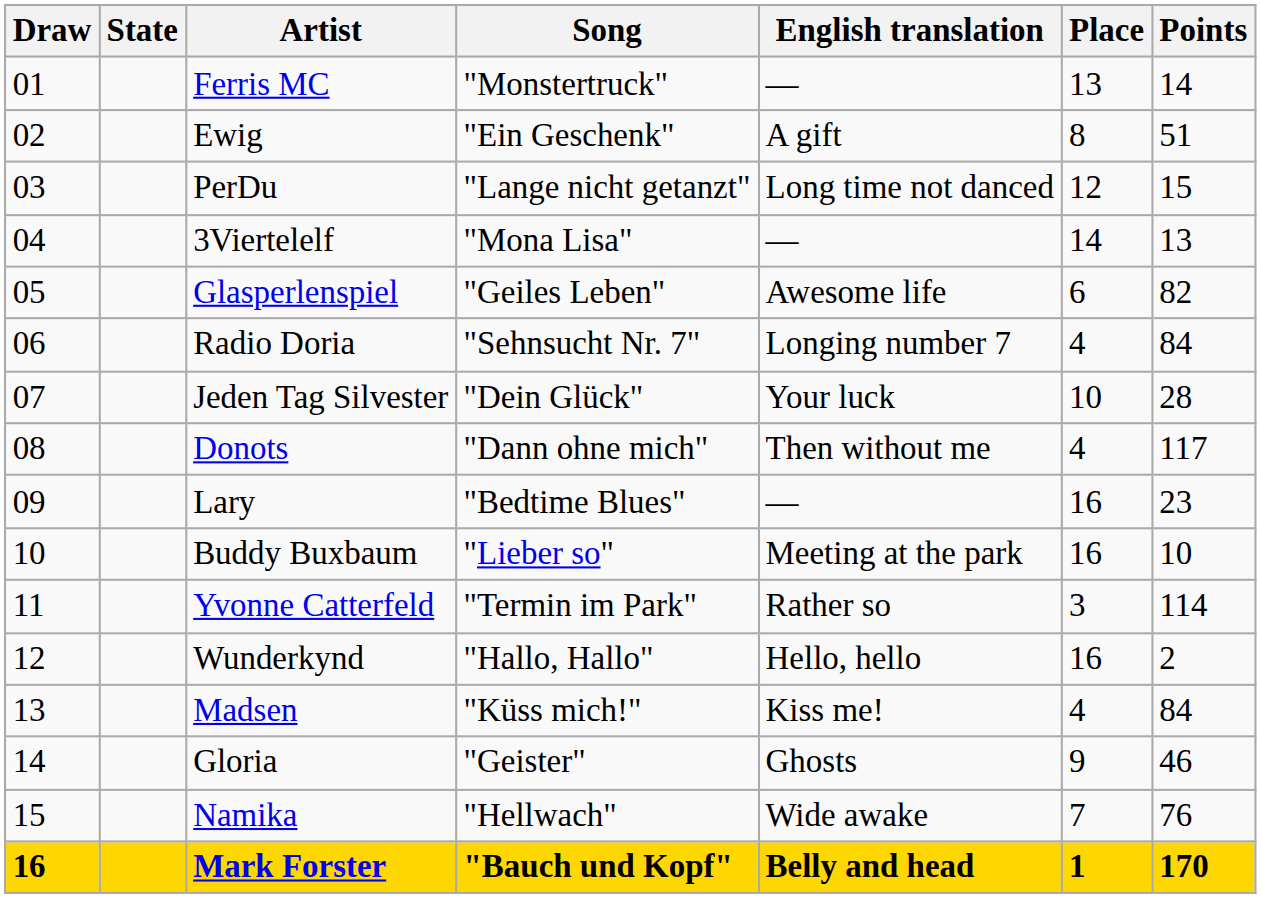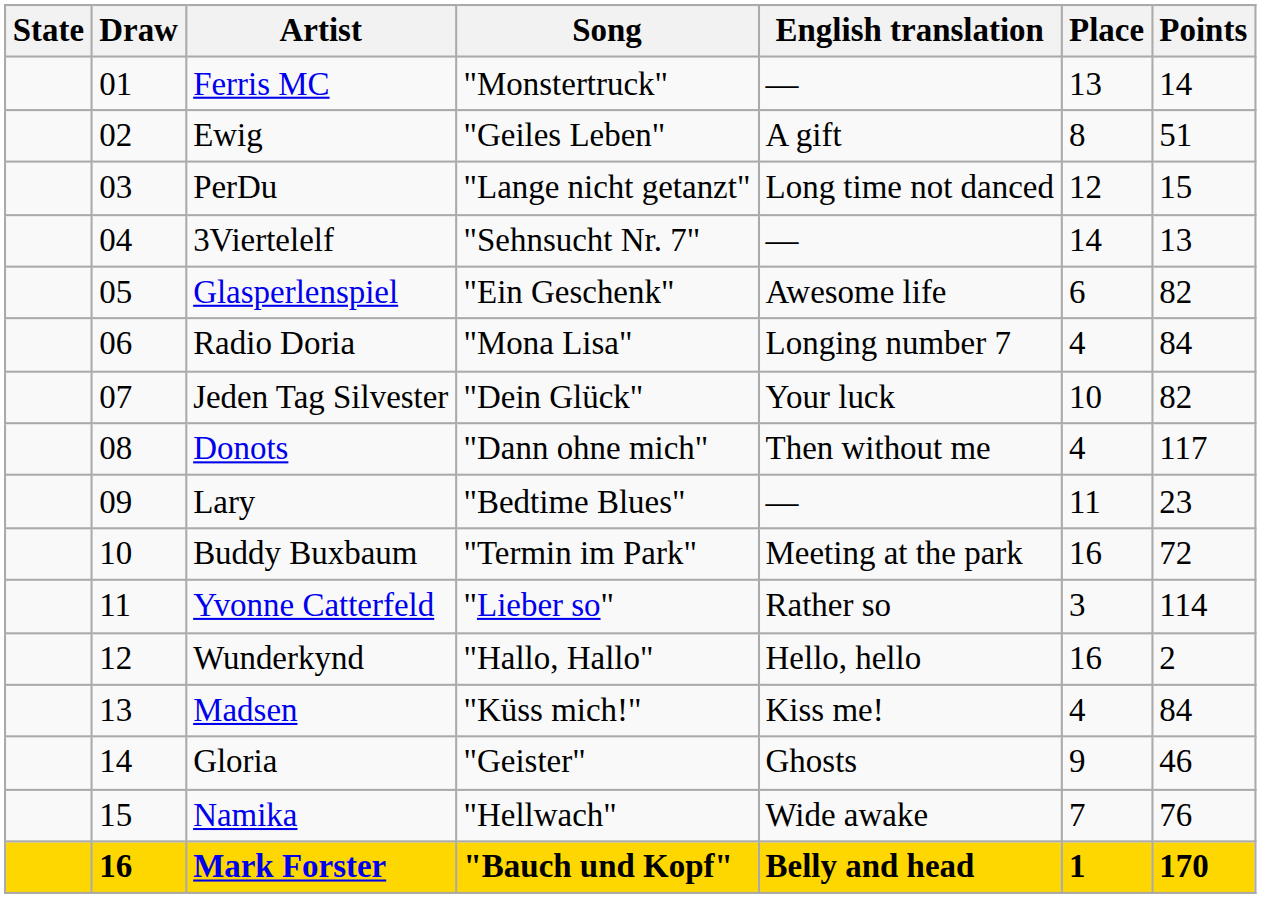columns swapped: (52, 30) <-> (142, 30)
(569, 135) "Ein Geschenk" -> (564, 135) "Geiles Leben"
(548, 239) "Mona Lisa" -> (582, 239) "Sehnsucht Nr. 7"
(564, 291) "Geiles Leben" -> (569, 291) "Ein Geschenk"
(582, 344) "Sehnsucht Nr. 7" -> (548, 344) "Mona Lisa"
(1176, 396) 28 -> (1176, 396) 82
(1086, 501) 16 -> (1085, 501) 11
(539, 553) "Lieber so" -> (580, 553) "Termin im Park"
(1176, 553) 10 -> (1176, 553) 72
(580, 605) "Termin im Park" -> (539, 605) "Lieber so"
